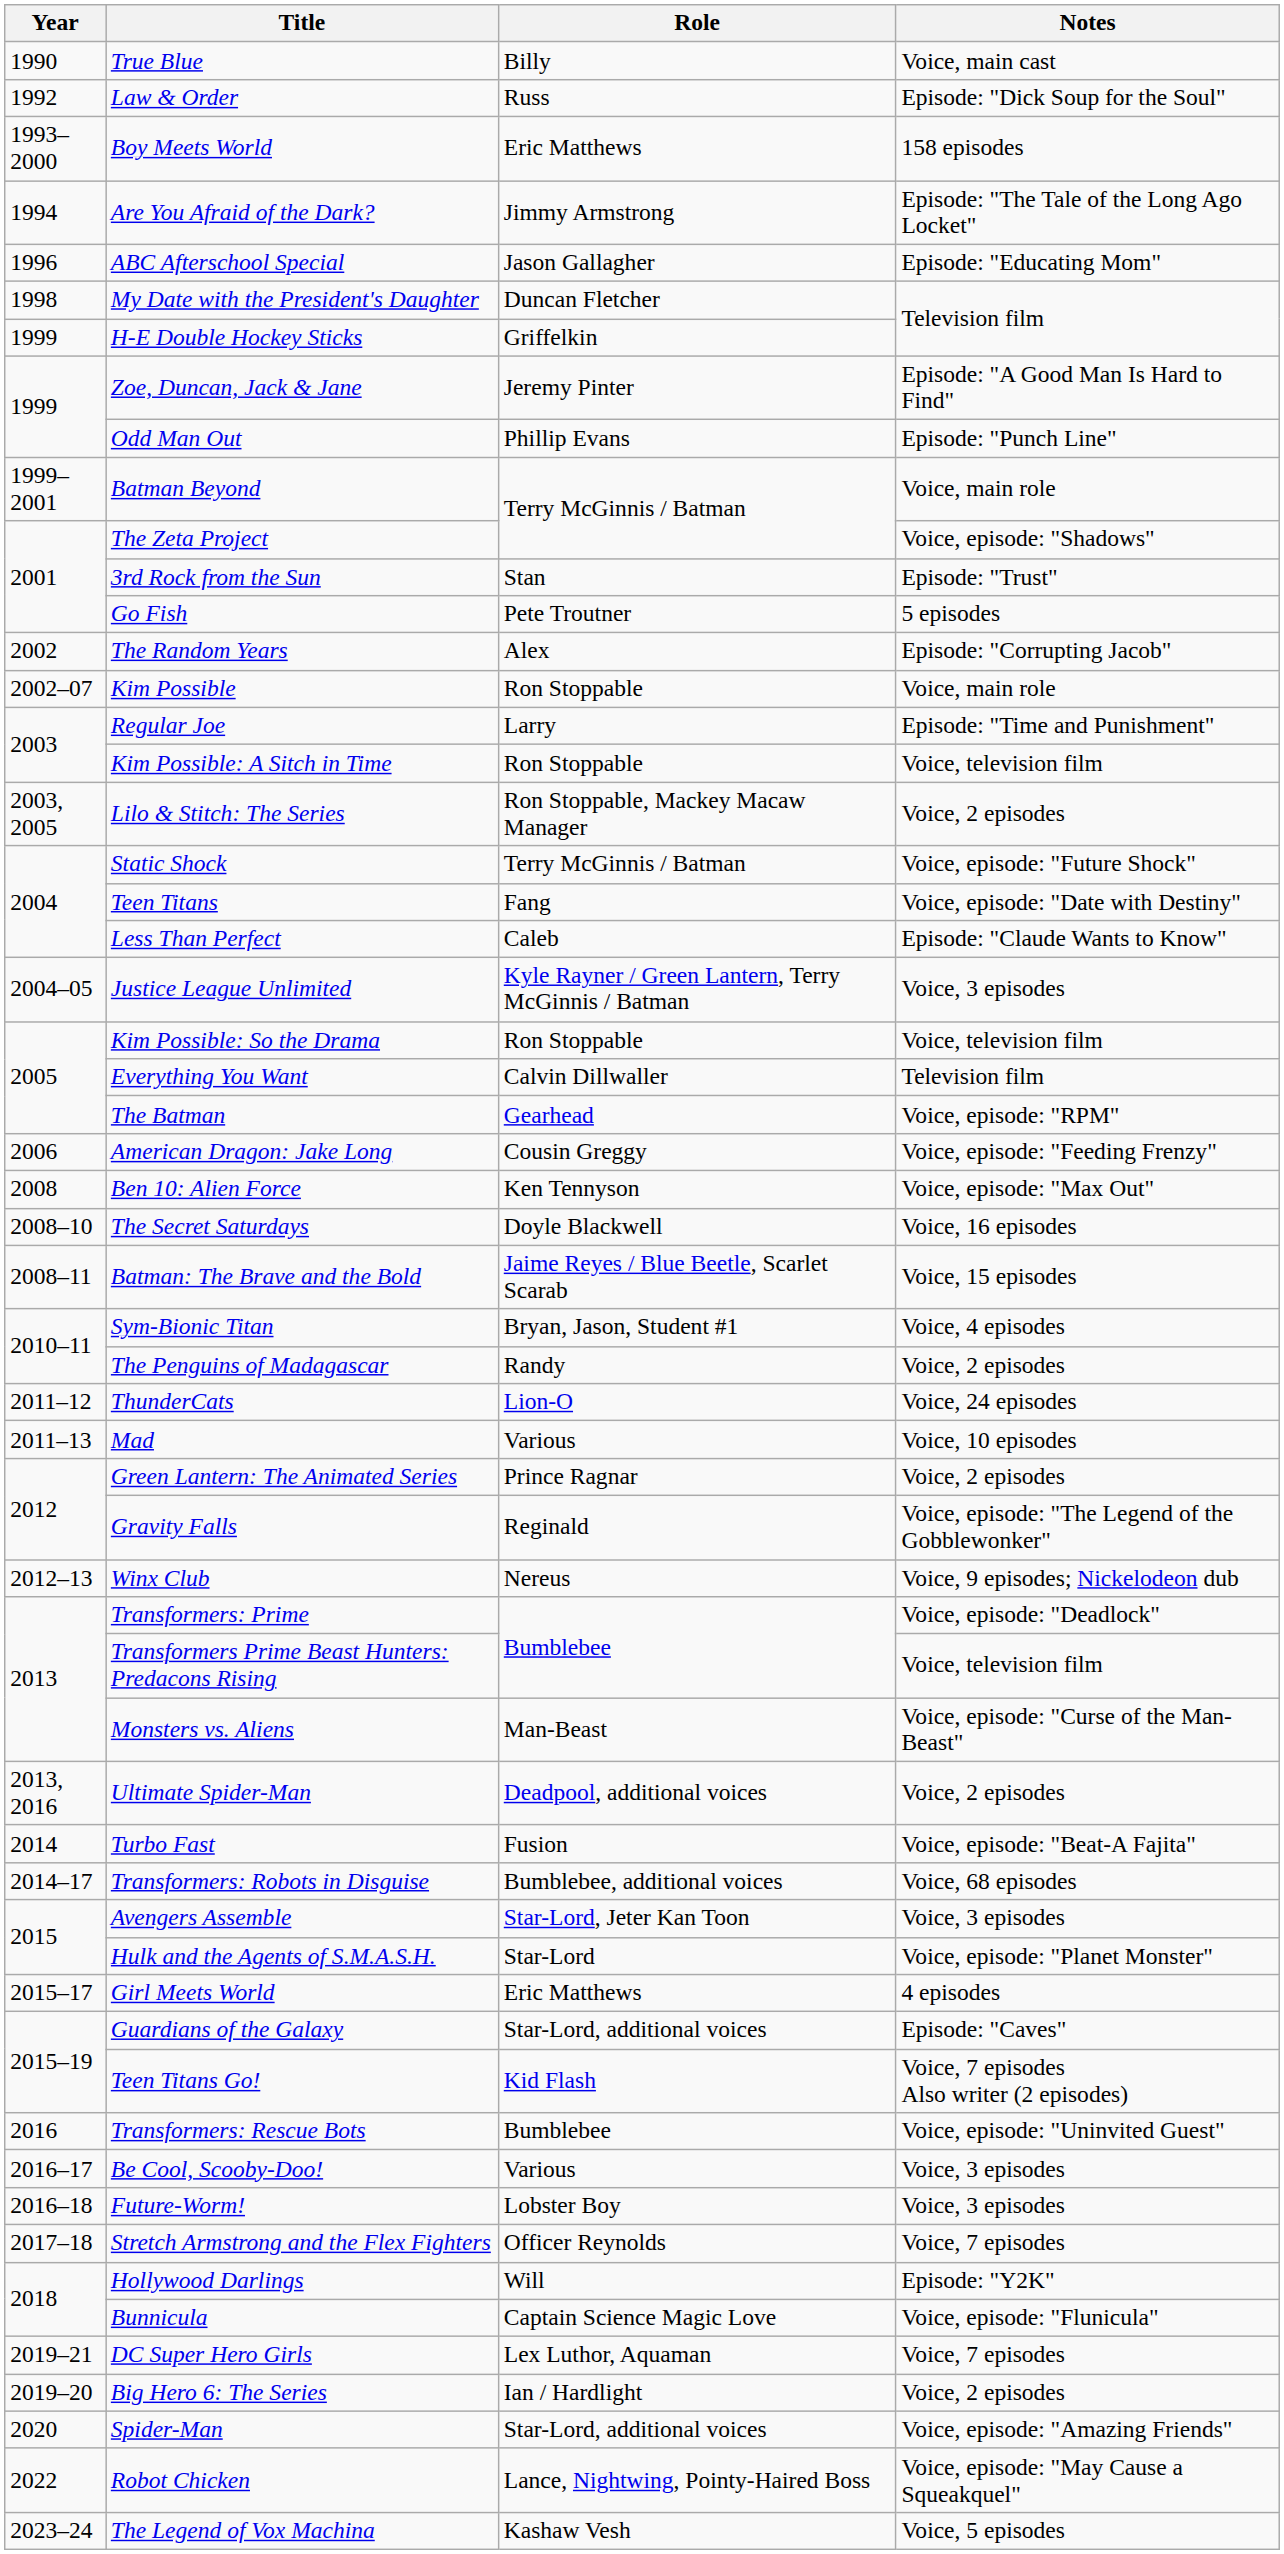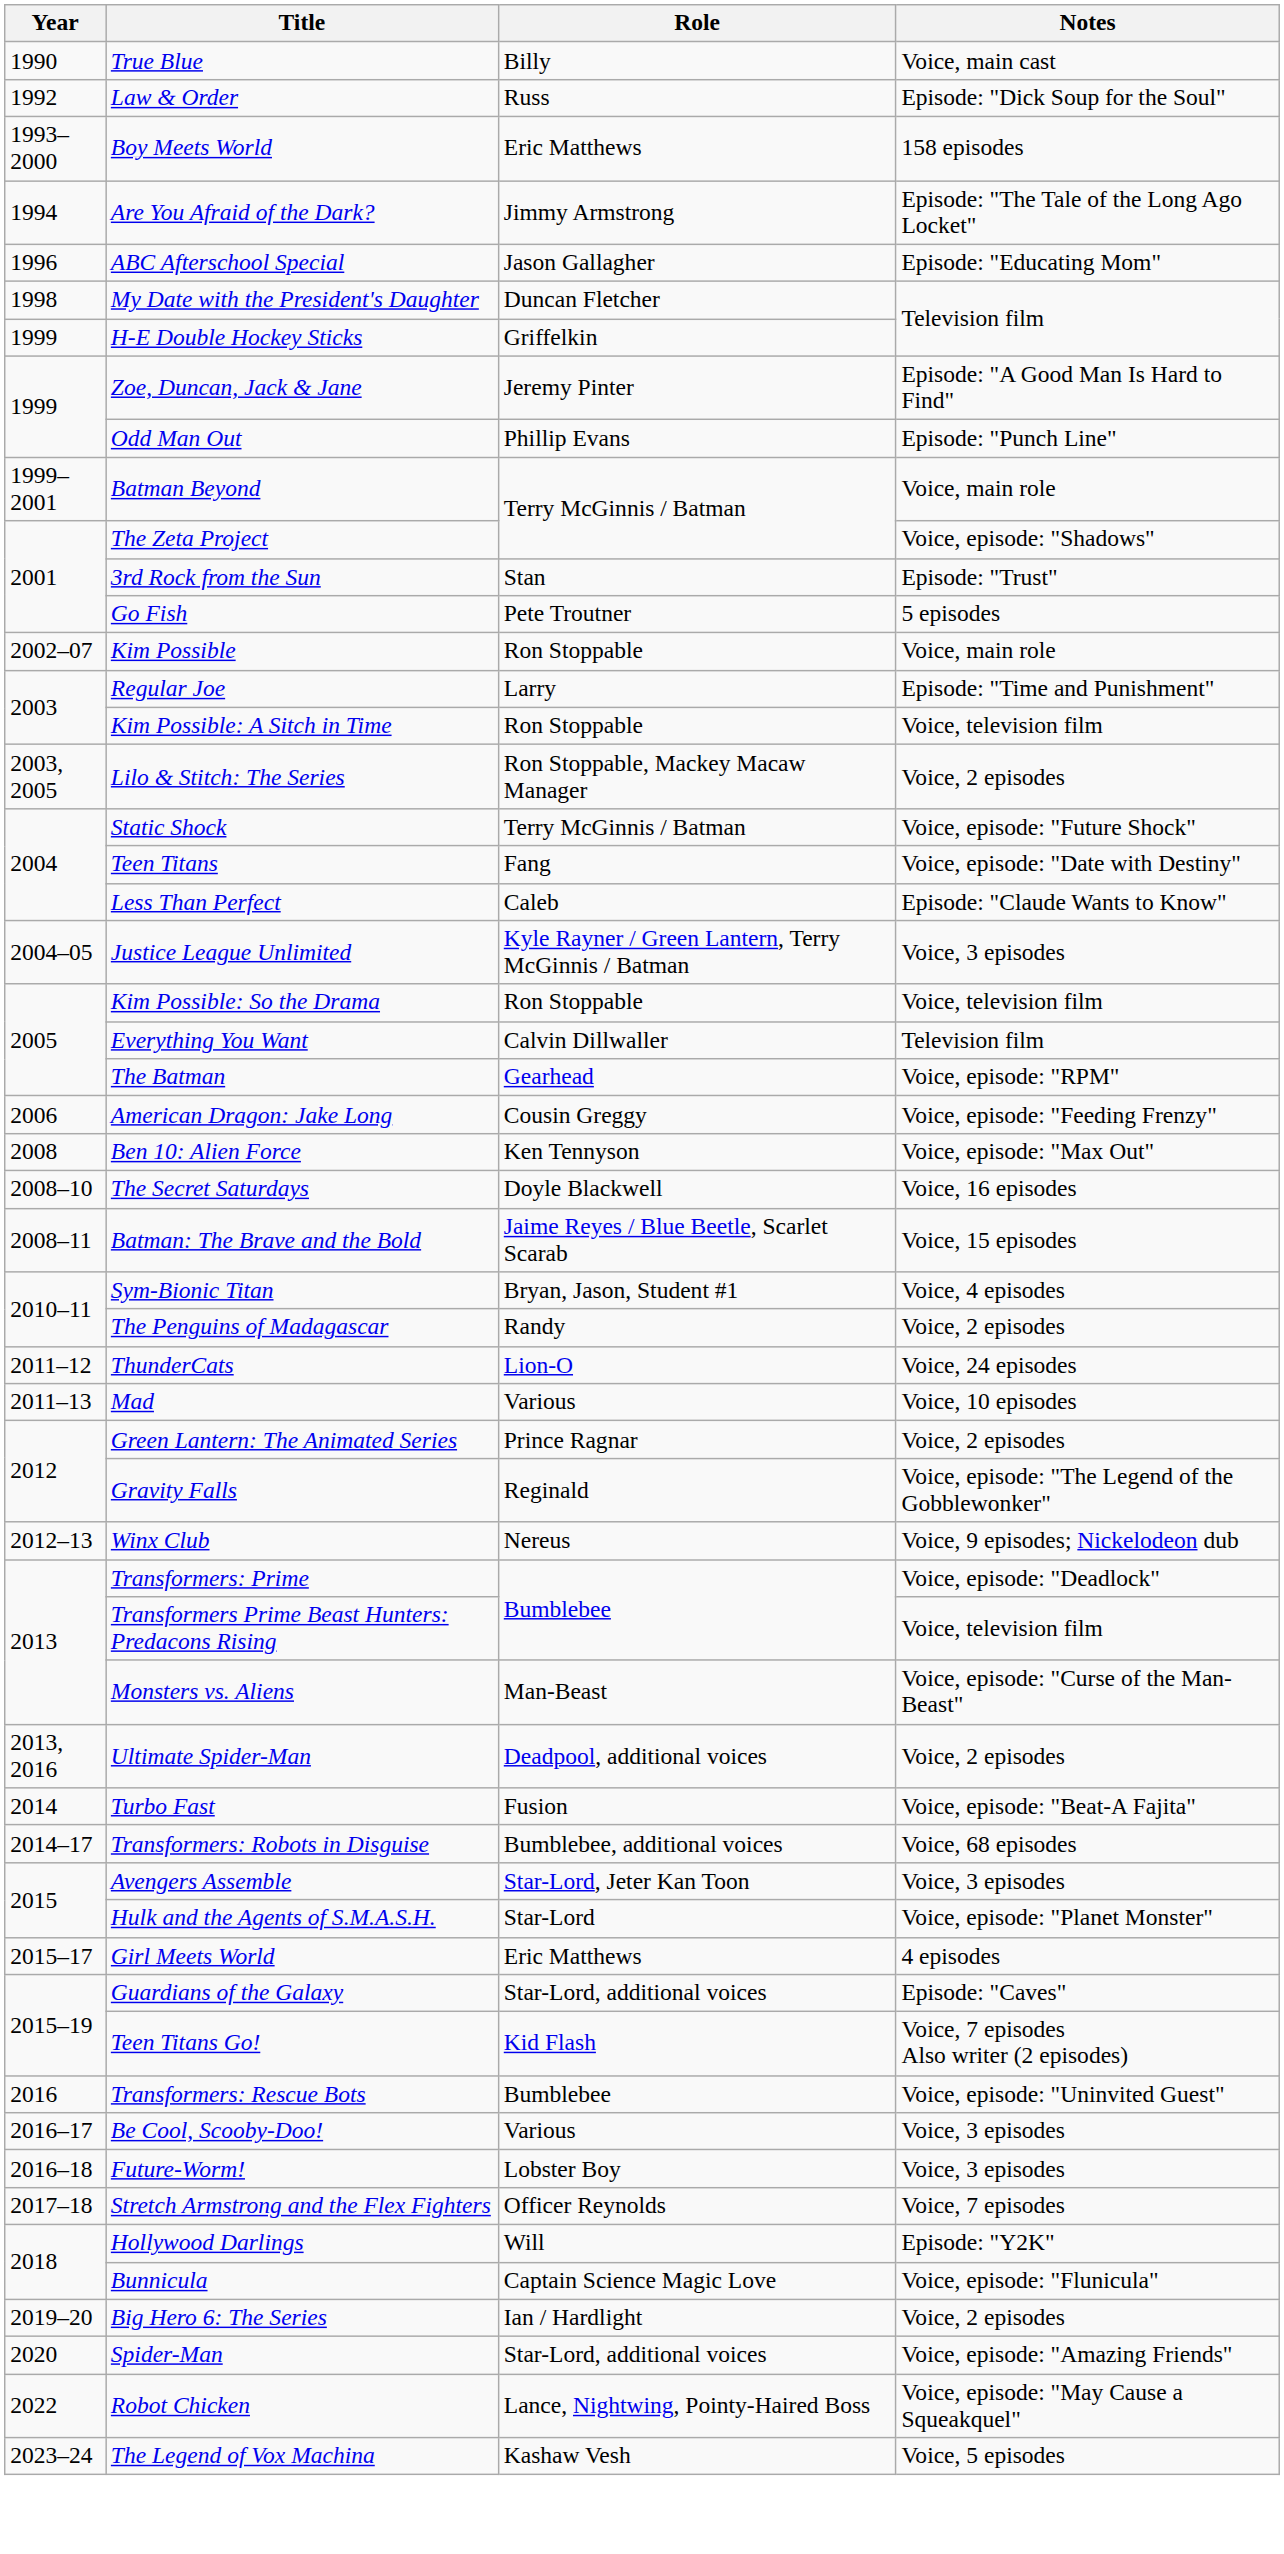- row: (199, 651)
- row: (211, 2354)
